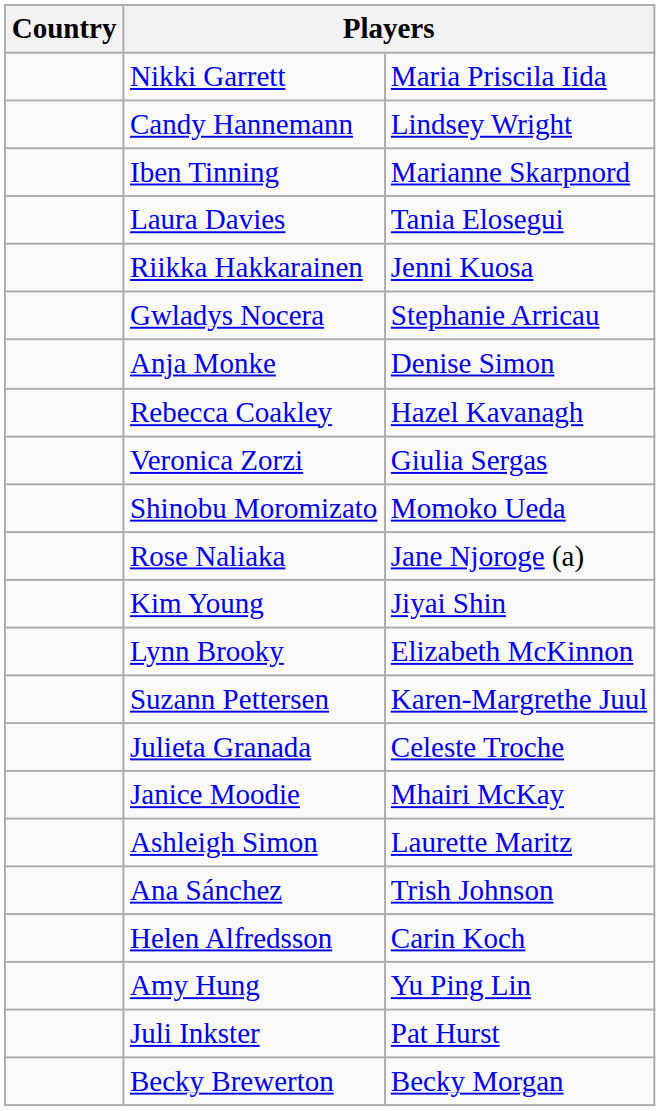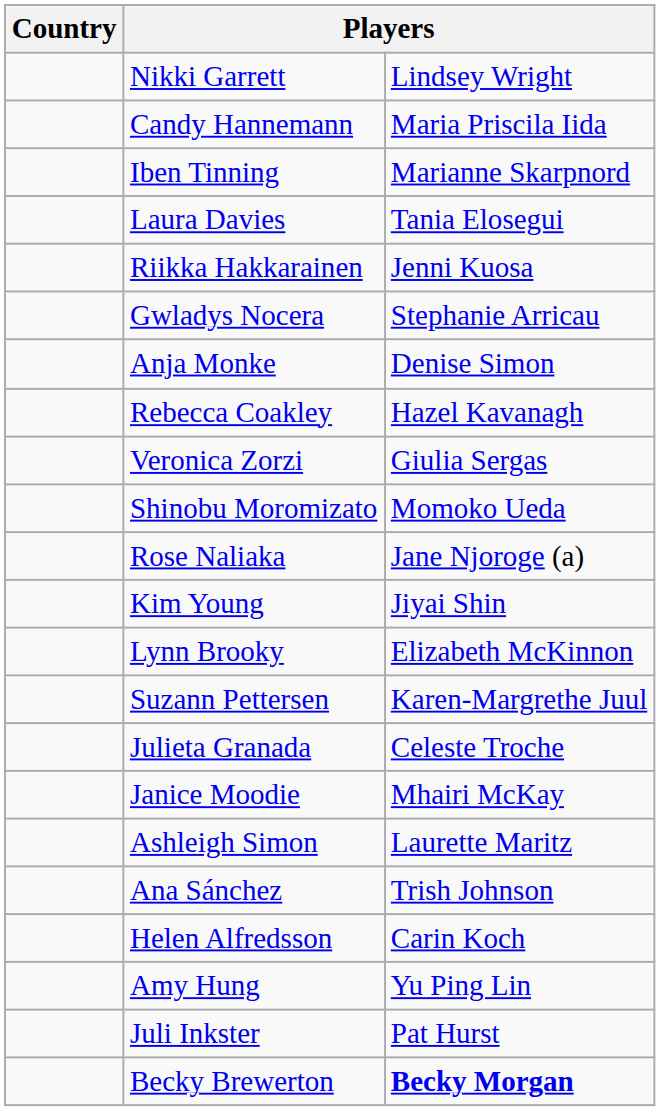(499, 76) Maria Priscila Iida -> (481, 76) Lindsey Wright
(481, 124) Lindsey Wright -> (499, 124) Maria Priscila Iida
(477, 1081) normal -> (482, 1081) bold
